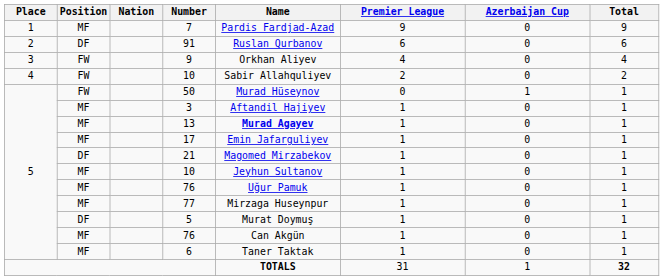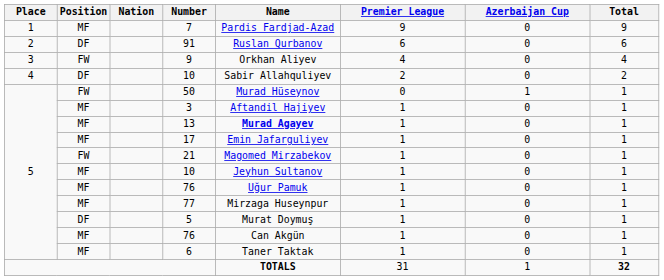(84, 77) FW -> (84, 77) DF
(84, 156) DF -> (84, 156) FW
